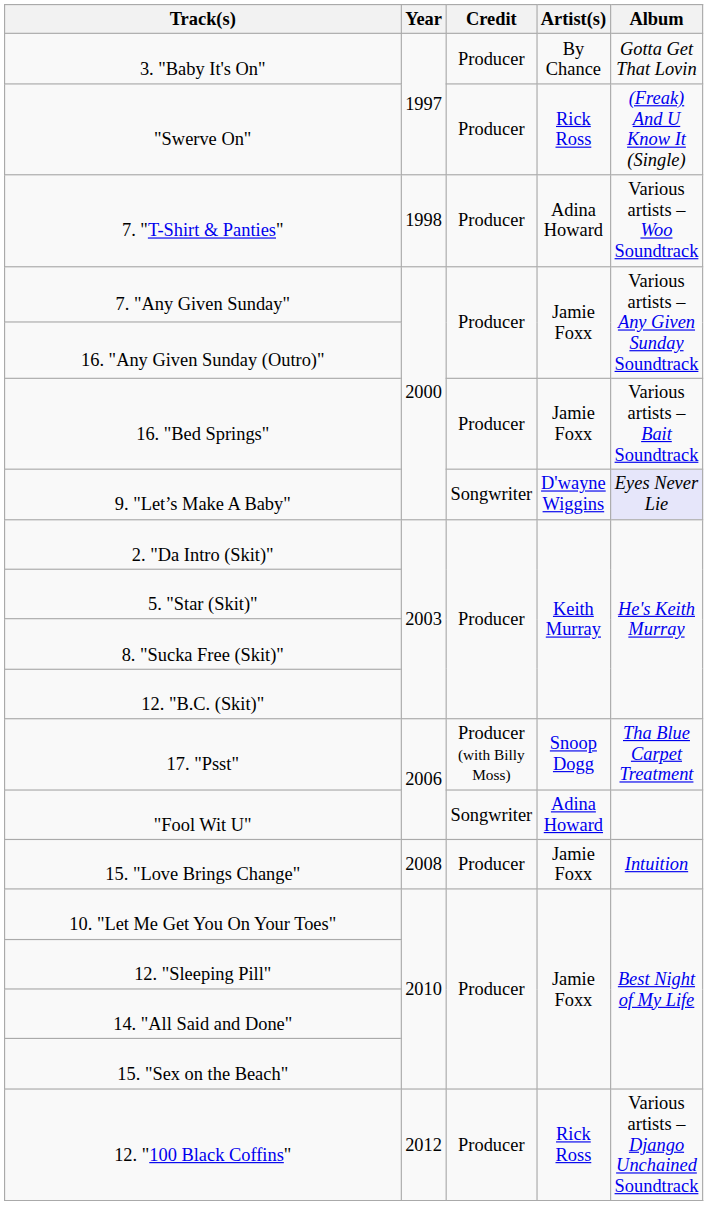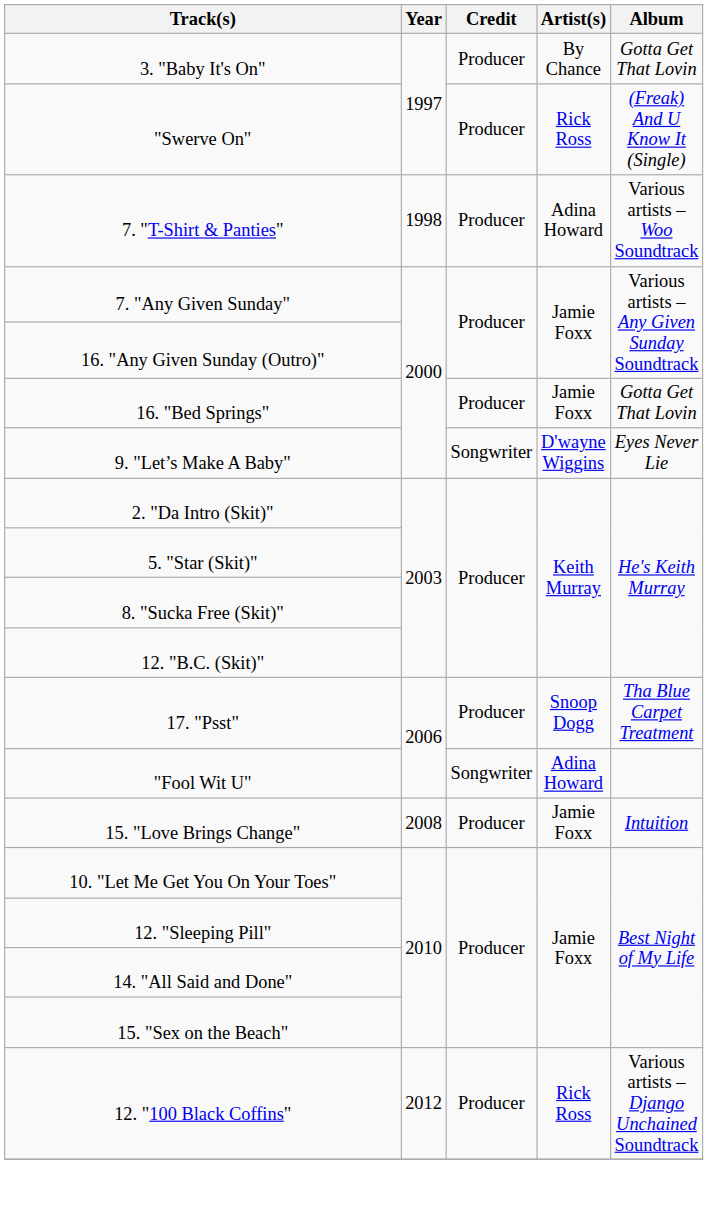(656, 423) Various artists – Bait Soundtrack -> (656, 403) Gotta Get That Lovin
(656, 494) lavender background -> (656, 452) no background
(491, 754) Producer (with Billy Moss) -> (491, 712) Producer
